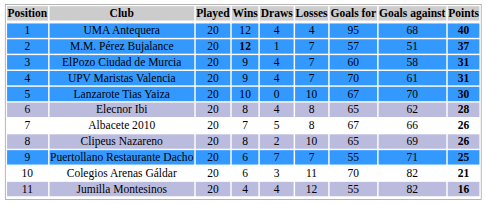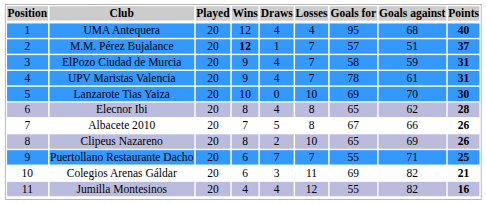(353, 62) 60 -> (353, 62) 58
(412, 62) 58 -> (412, 62) 59
(353, 78) 70 -> (353, 78) 78
(353, 94) 67 -> (353, 94) 69
(353, 173) 70 -> (353, 173) 69
